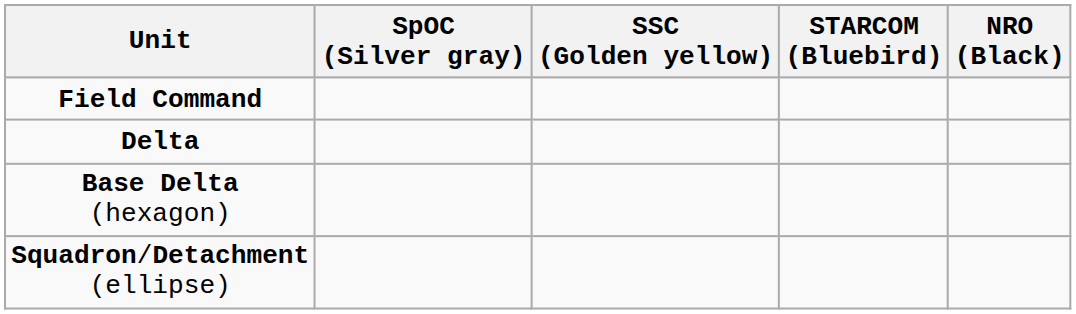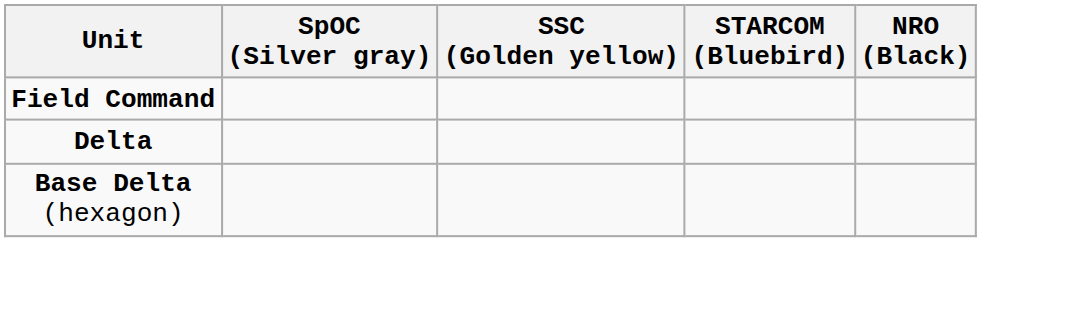- row: (160, 272)
